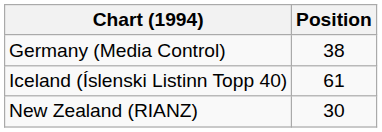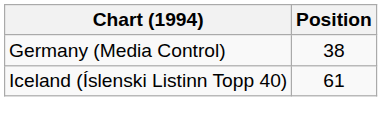- row: (103, 111)
